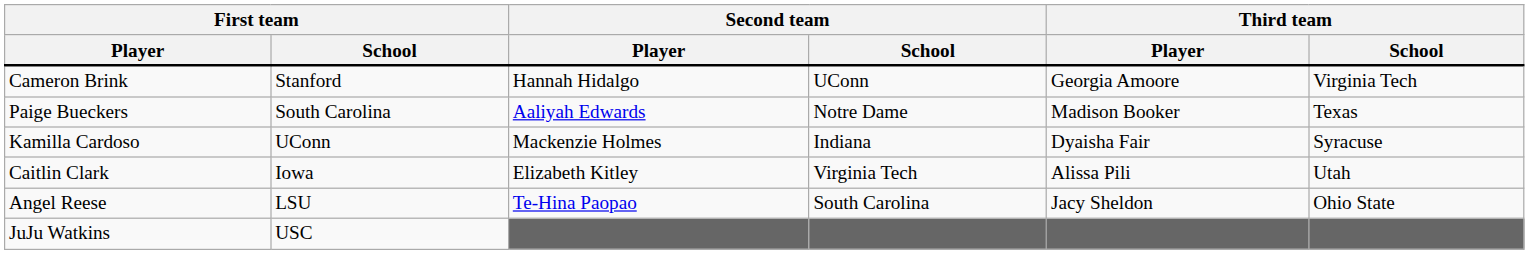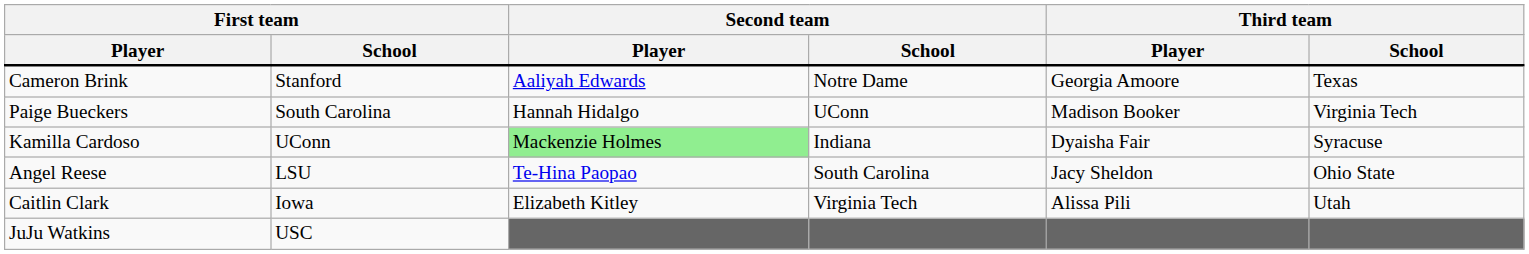(576, 81) Hannah Hidalgo -> (579, 81) Aaliyah Edwards
(841, 81) UConn -> (861, 81) Notre Dame
(1365, 81) Virginia Tech -> (1335, 81) Texas
(579, 111) Aaliyah Edwards -> (576, 111) Hannah Hidalgo
(861, 111) Notre Dame -> (841, 111) UConn
(1335, 111) Texas -> (1365, 111) Virginia Tech
(587, 142) no background -> (587, 142) lightgreen background
rows swapped: (59, 172) <-> (58, 203)
